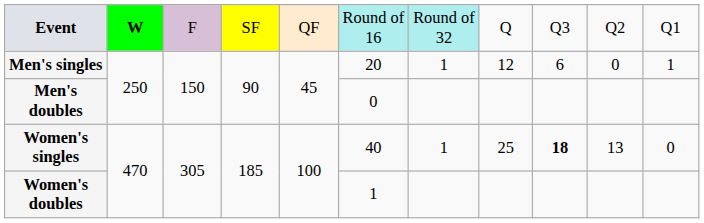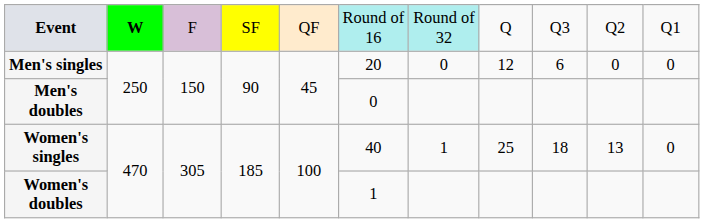(444, 64) 1 -> (444, 64) 0
(671, 64) 1 -> (671, 64) 0
(560, 148) bold -> (560, 148) normal
